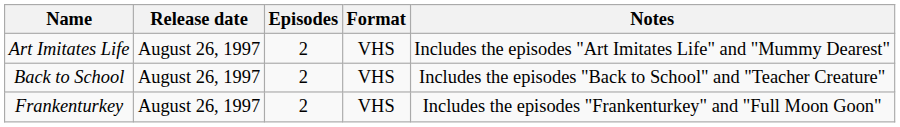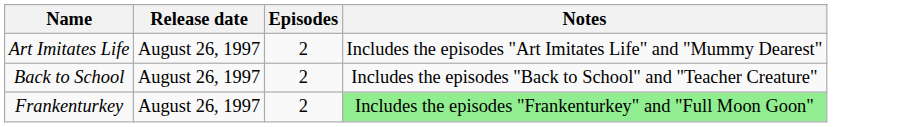- column: (376, 19)
(652, 106) no background -> (584, 106) lightgreen background
